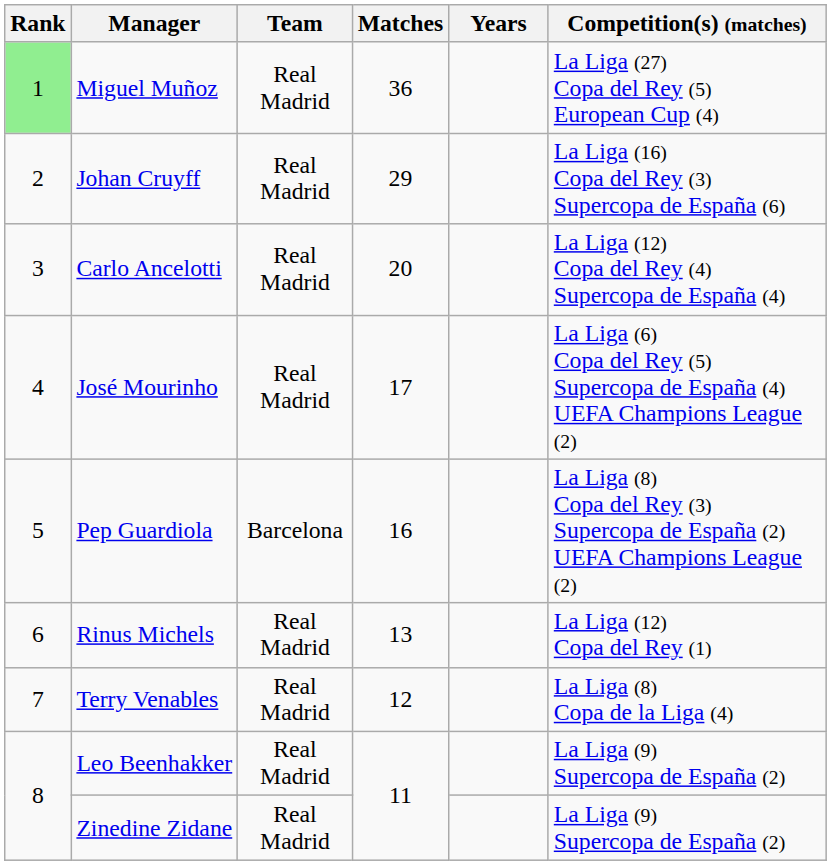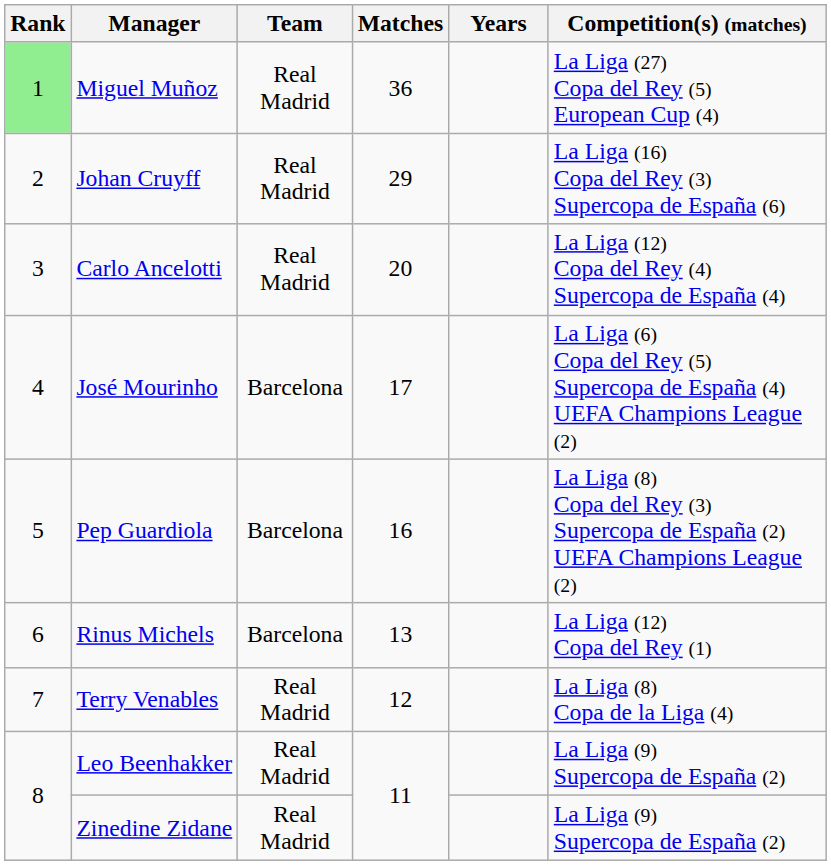(295, 386) Real Madrid -> (295, 386) Barcelona
(295, 634) Real Madrid -> (295, 634) Barcelona
